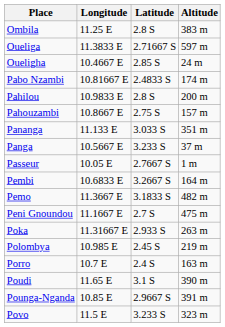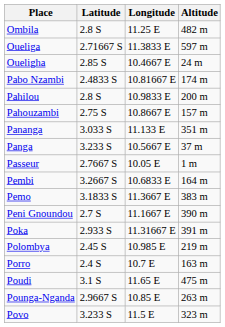columns swapped: (155, 12) <-> (104, 12)
(194, 29) 383 m -> (194, 29) 482 m
(194, 197) 482 m -> (194, 197) 383 m
(194, 213) 475 m -> (194, 213) 390 m
(194, 230) 263 m -> (194, 230) 391 m
(194, 280) 390 m -> (194, 280) 475 m
(194, 297) 391 m -> (194, 297) 263 m
